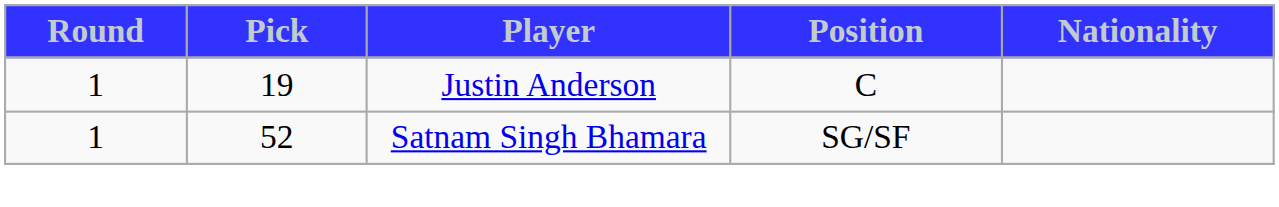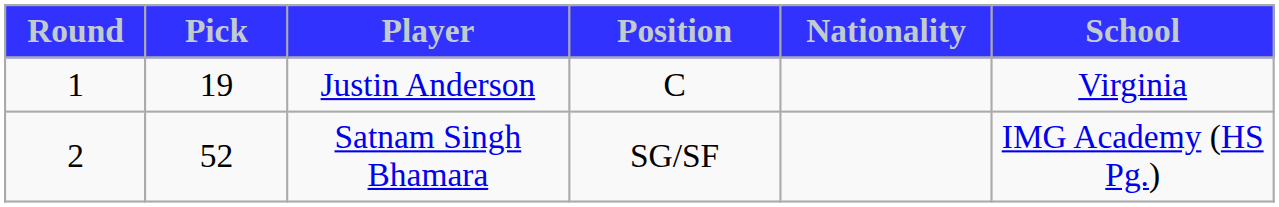+ column: (1133, 31)
(96, 137) 1 -> (76, 155) 2
